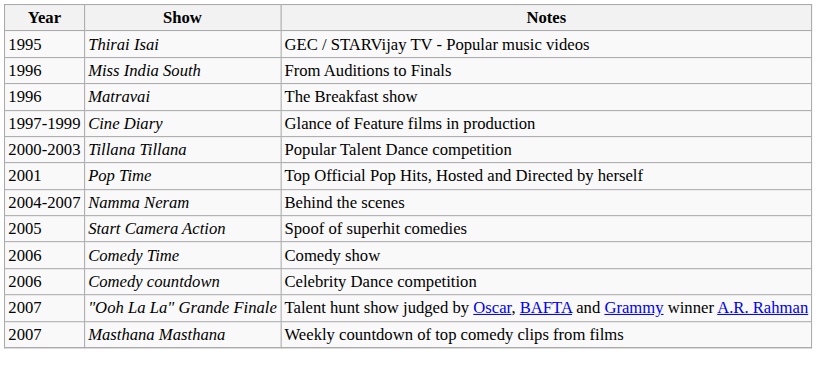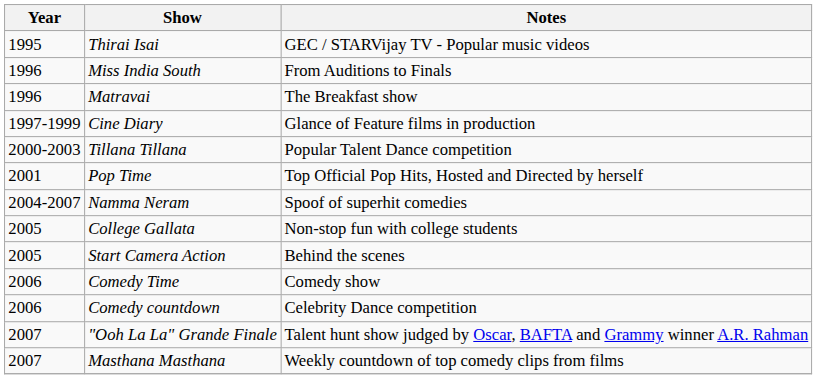(345, 202) Behind the scenes -> (376, 202) Spoof of superhit comedies
+ row: (142, 228)
(376, 228) Spoof of superhit comedies -> (345, 255) Behind the scenes
